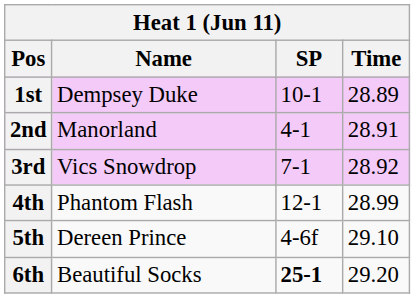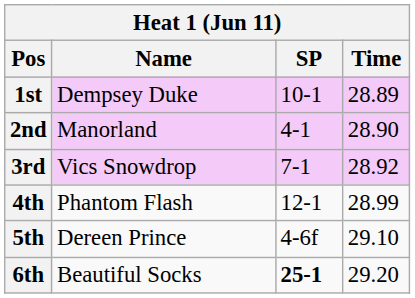(373, 130) 28.91 -> (373, 130) 28.90
